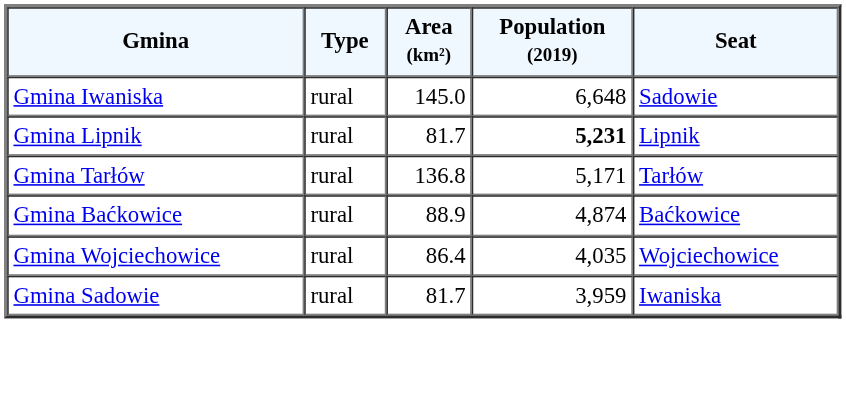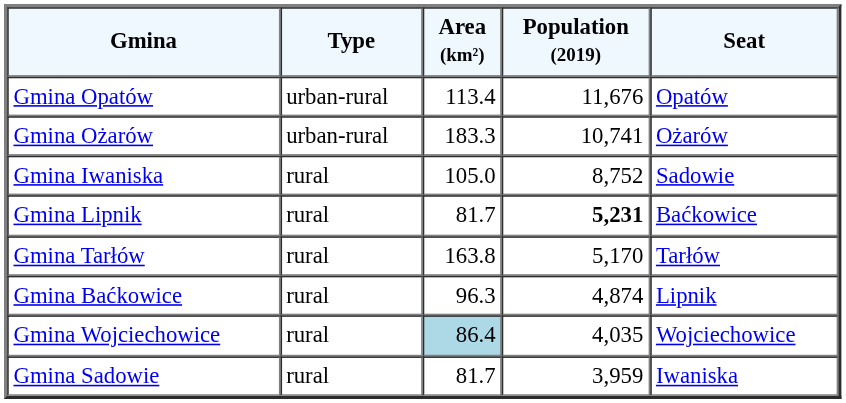+ row: (83, 95)
+ row: (83, 135)
(440, 95) 145.0 -> (470, 175) 105.0
(601, 95) 6,648 -> (618, 175) 8,752
(669, 135) Lipnik -> (706, 215) Baćkowice
(440, 175) 136.8 -> (470, 255) 163.8
(601, 175) 5,171 -> (618, 255) 5,170
(446, 215) 88.9 -> (476, 295) 96.3
(690, 215) Baćkowice -> (686, 295) Lipnik
(446, 255) no background -> (476, 335) lightblue background
